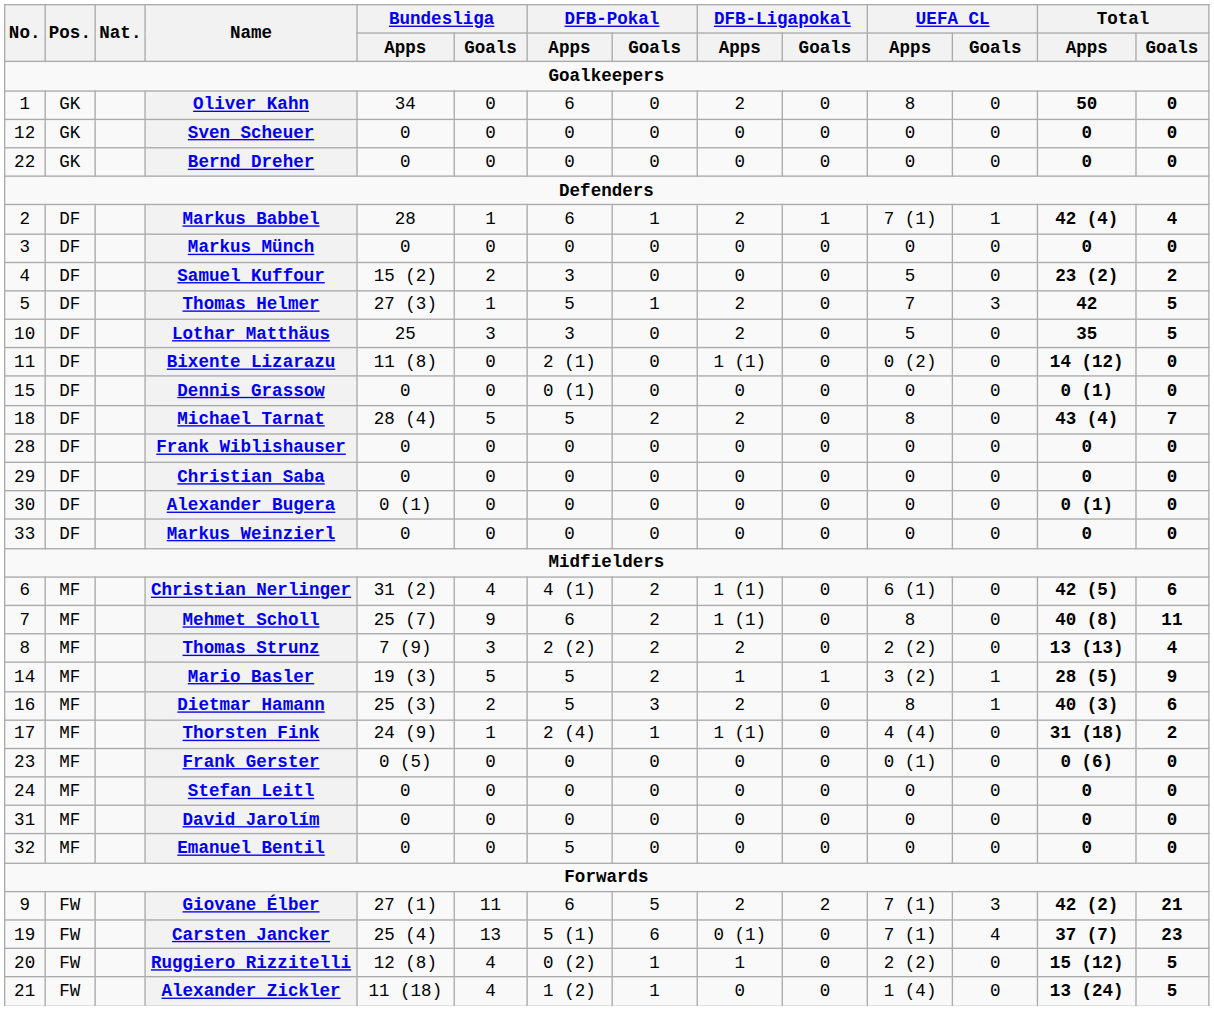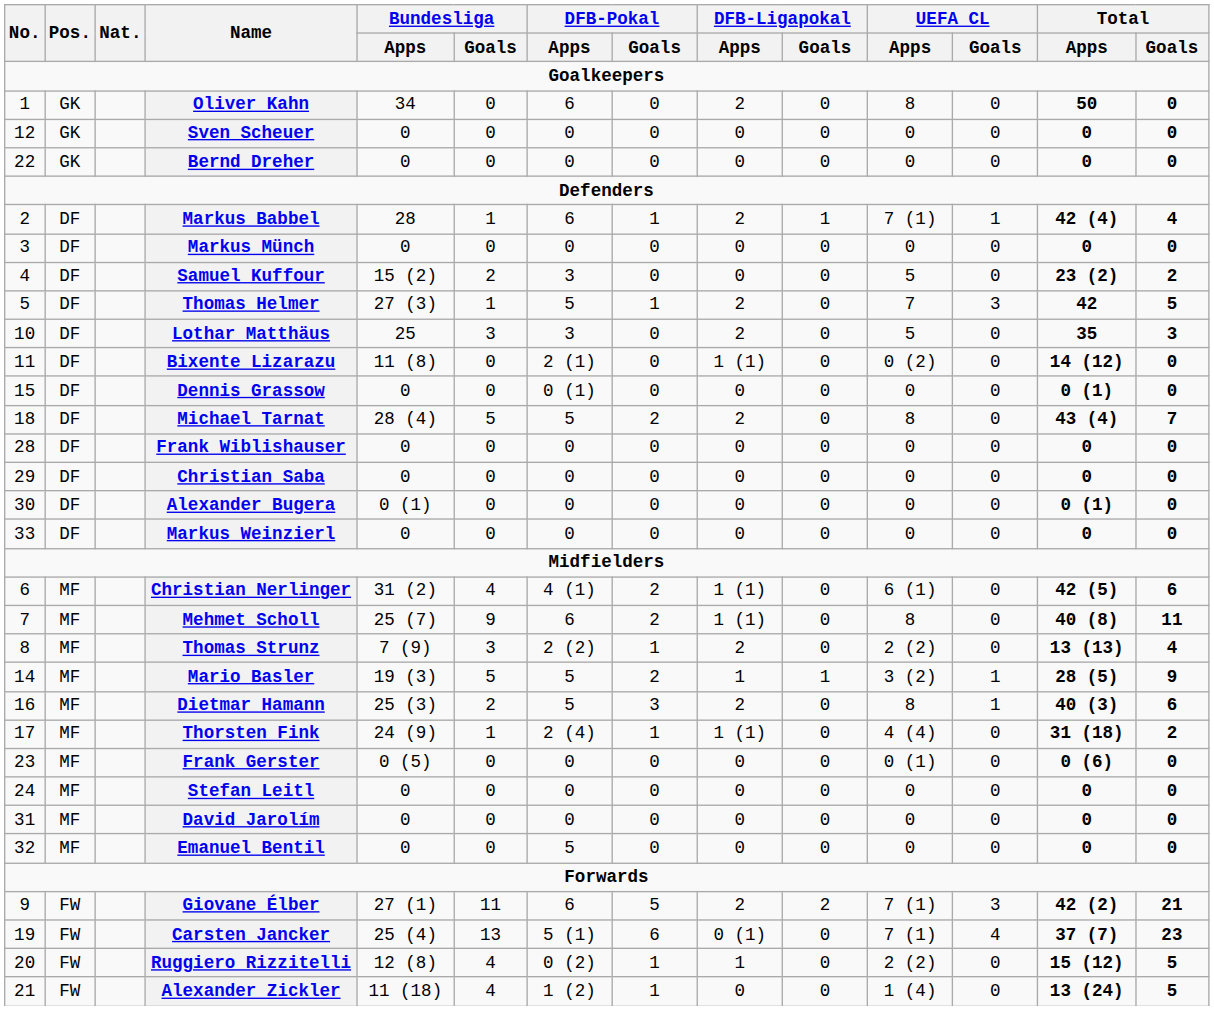(1172, 334) 5 -> (1172, 334) 3
(655, 648) 2 -> (655, 648) 1
